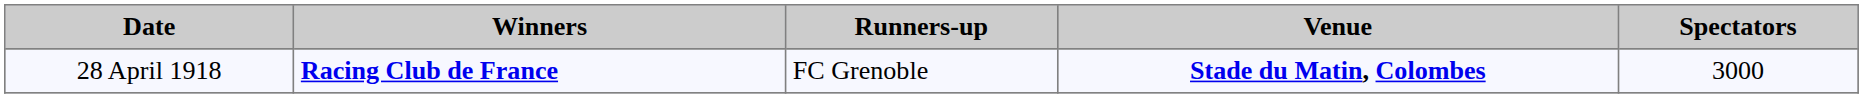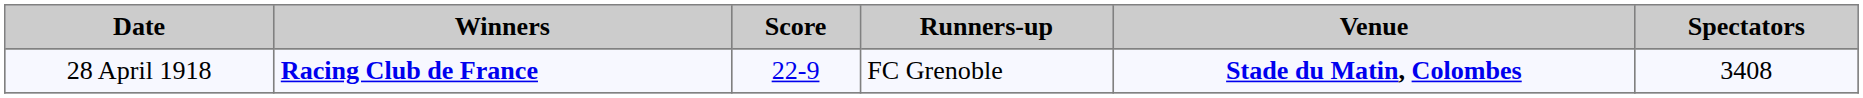+ column: (796, 26)
(1738, 70) 3000 -> (1746, 70) 3408
